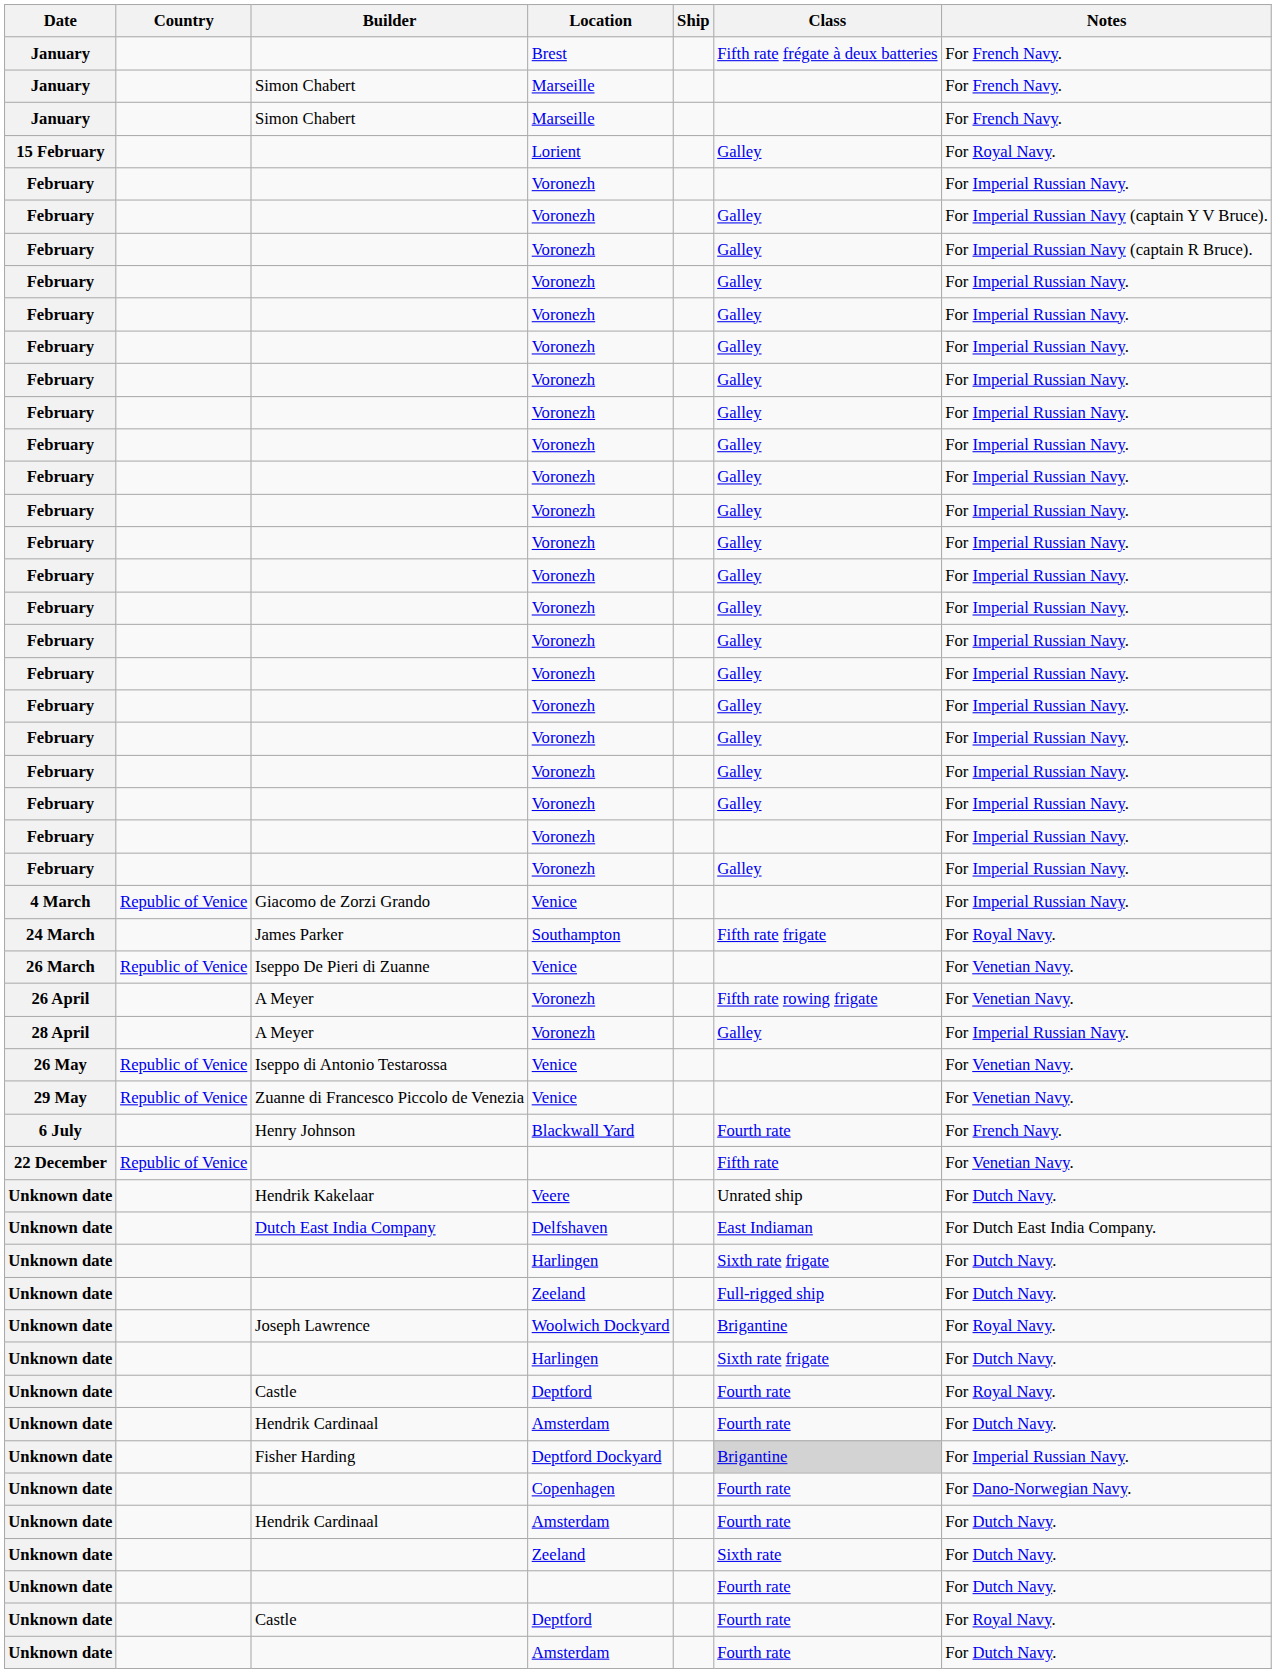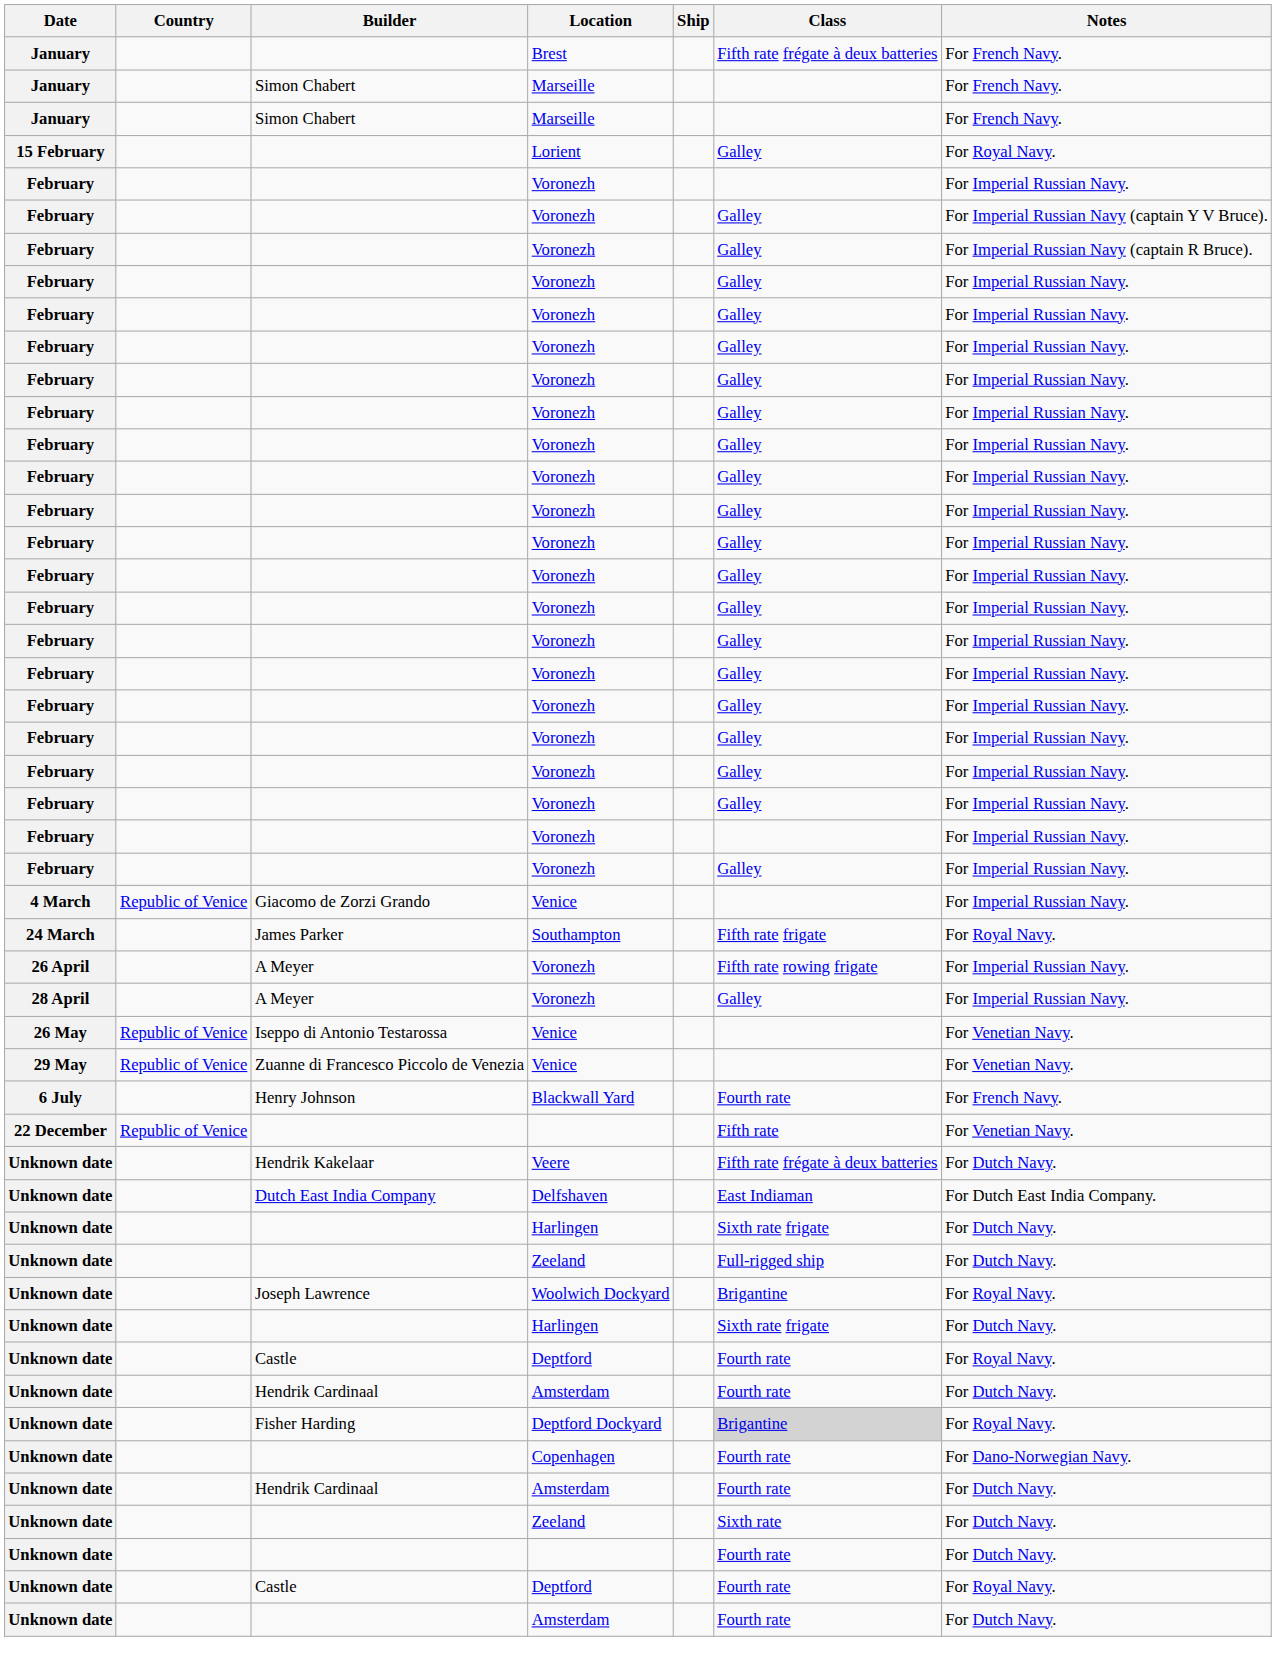- row: (60, 967)
(1009, 999) For Venetian Navy. -> (1037, 967) For Imperial Russian Navy.
(760, 1195) Unrated ship -> (827, 1162) Fifth rate frégate à deux batteries
(1037, 1456) For Imperial Russian Navy. -> (1000, 1423) For Royal Navy.
